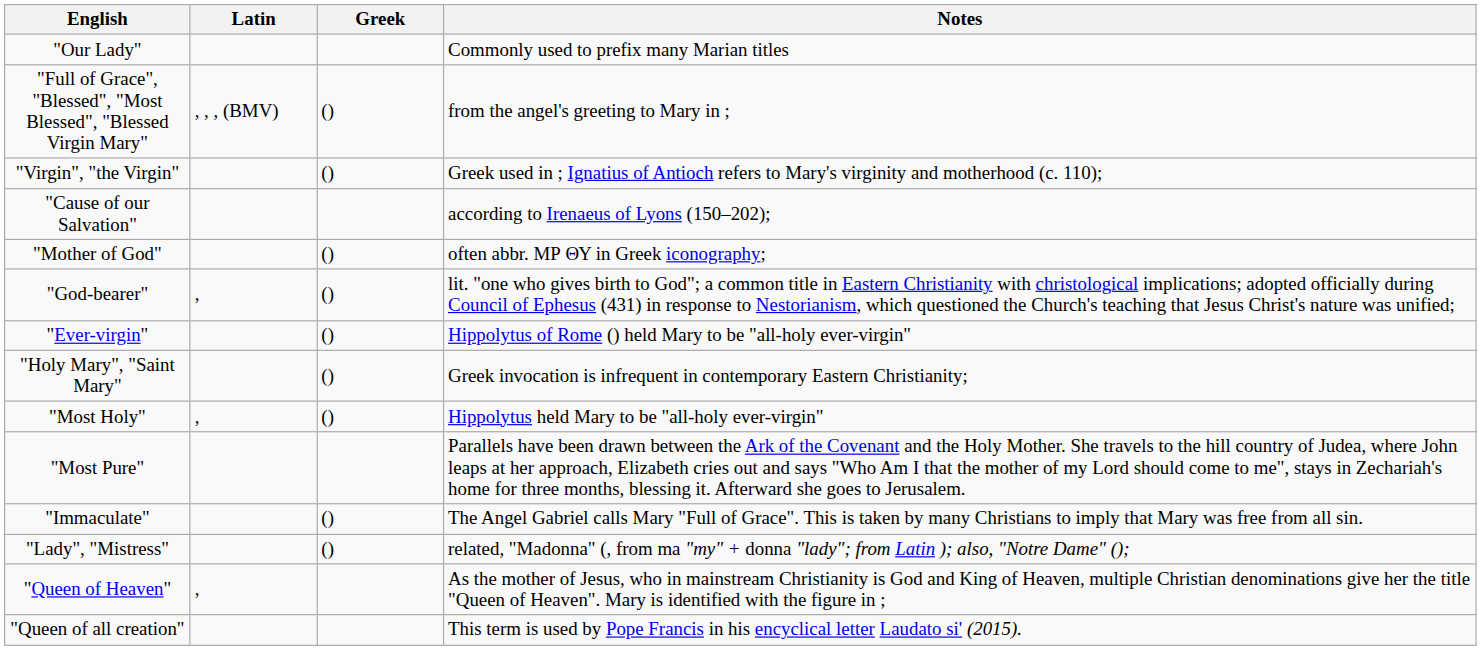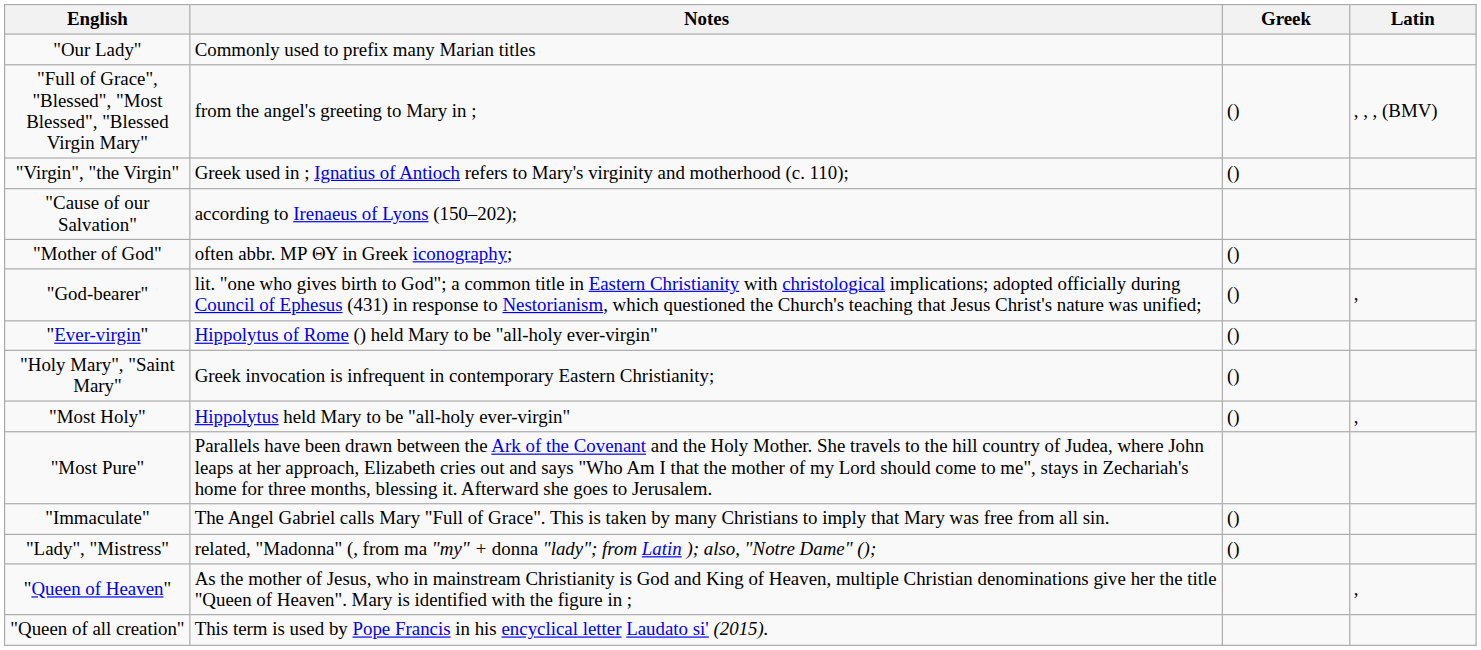columns swapped: (254, 19) <-> (960, 19)
